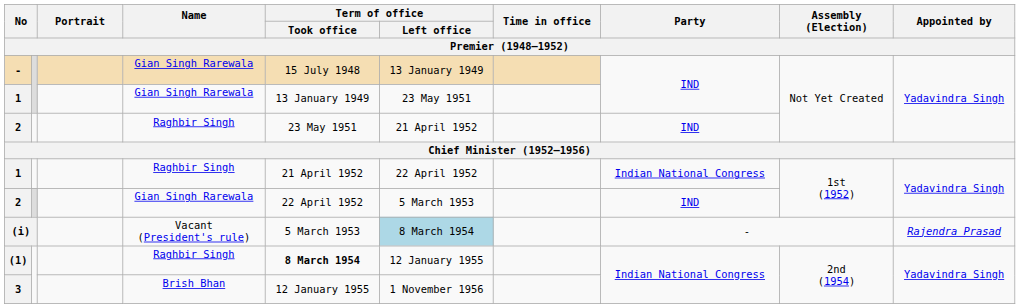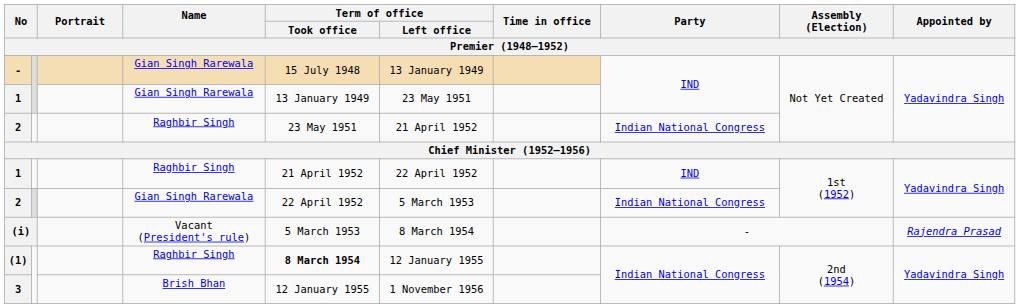(690, 128) IND -> (690, 128) Indian National Congress
(690, 174) Indian National Congress -> (690, 174) IND
(690, 202) IND -> (690, 202) Indian National Congress
(436, 231) lightblue background -> (436, 231) no background
